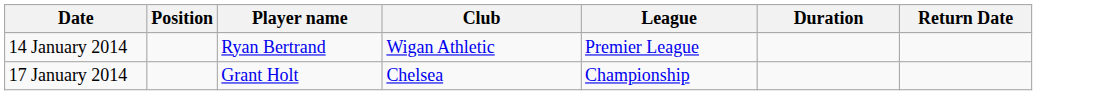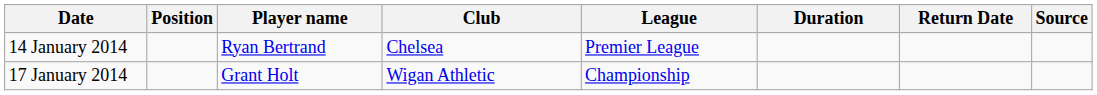+ column: (1062, 18)
(441, 47) Wigan Athletic -> (415, 47) Chelsea
(415, 75) Chelsea -> (441, 75) Wigan Athletic
